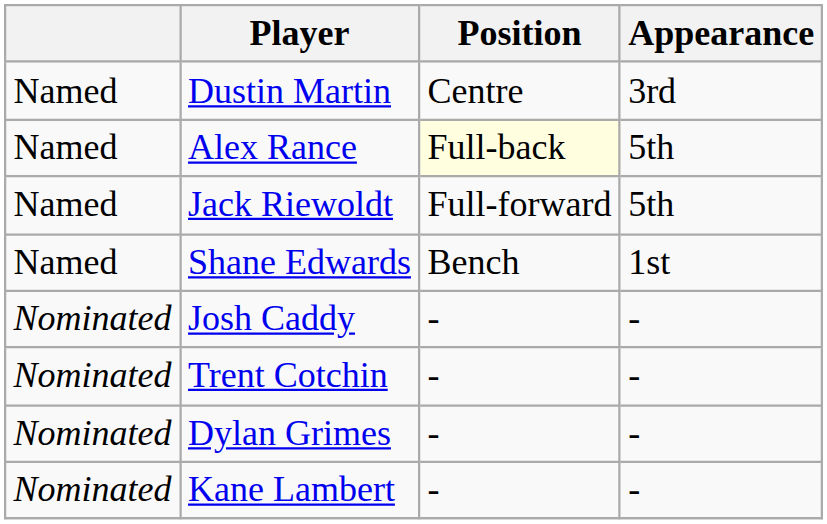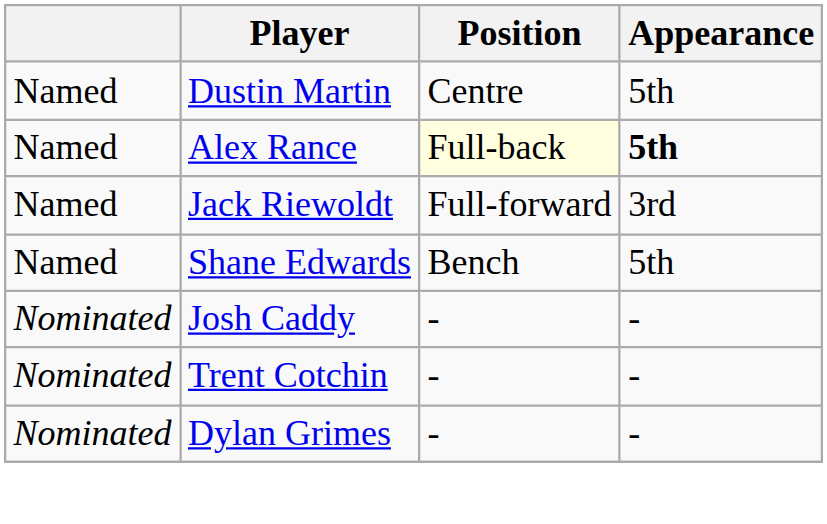(652, 90) 3rd -> (651, 90) 5th
(651, 147) normal -> (653, 147) bold
(651, 204) 5th -> (652, 204) 3rd
(649, 261) 1st -> (651, 261) 5th
- row: (291, 489)
